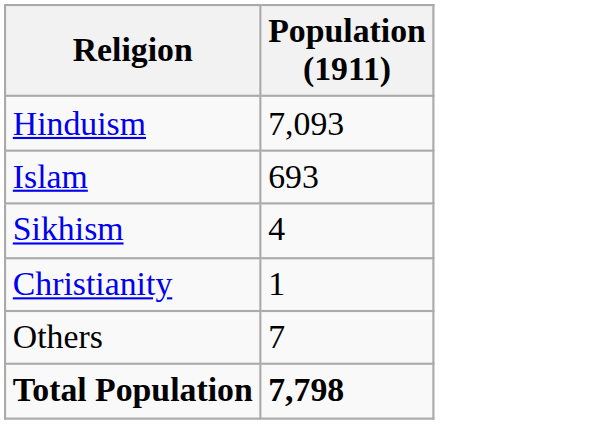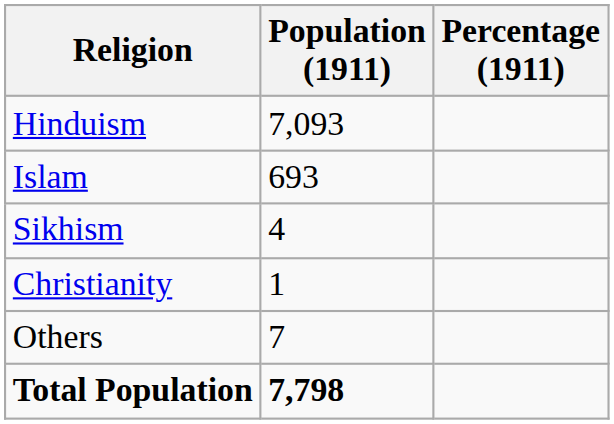+ column: (521, 50)
